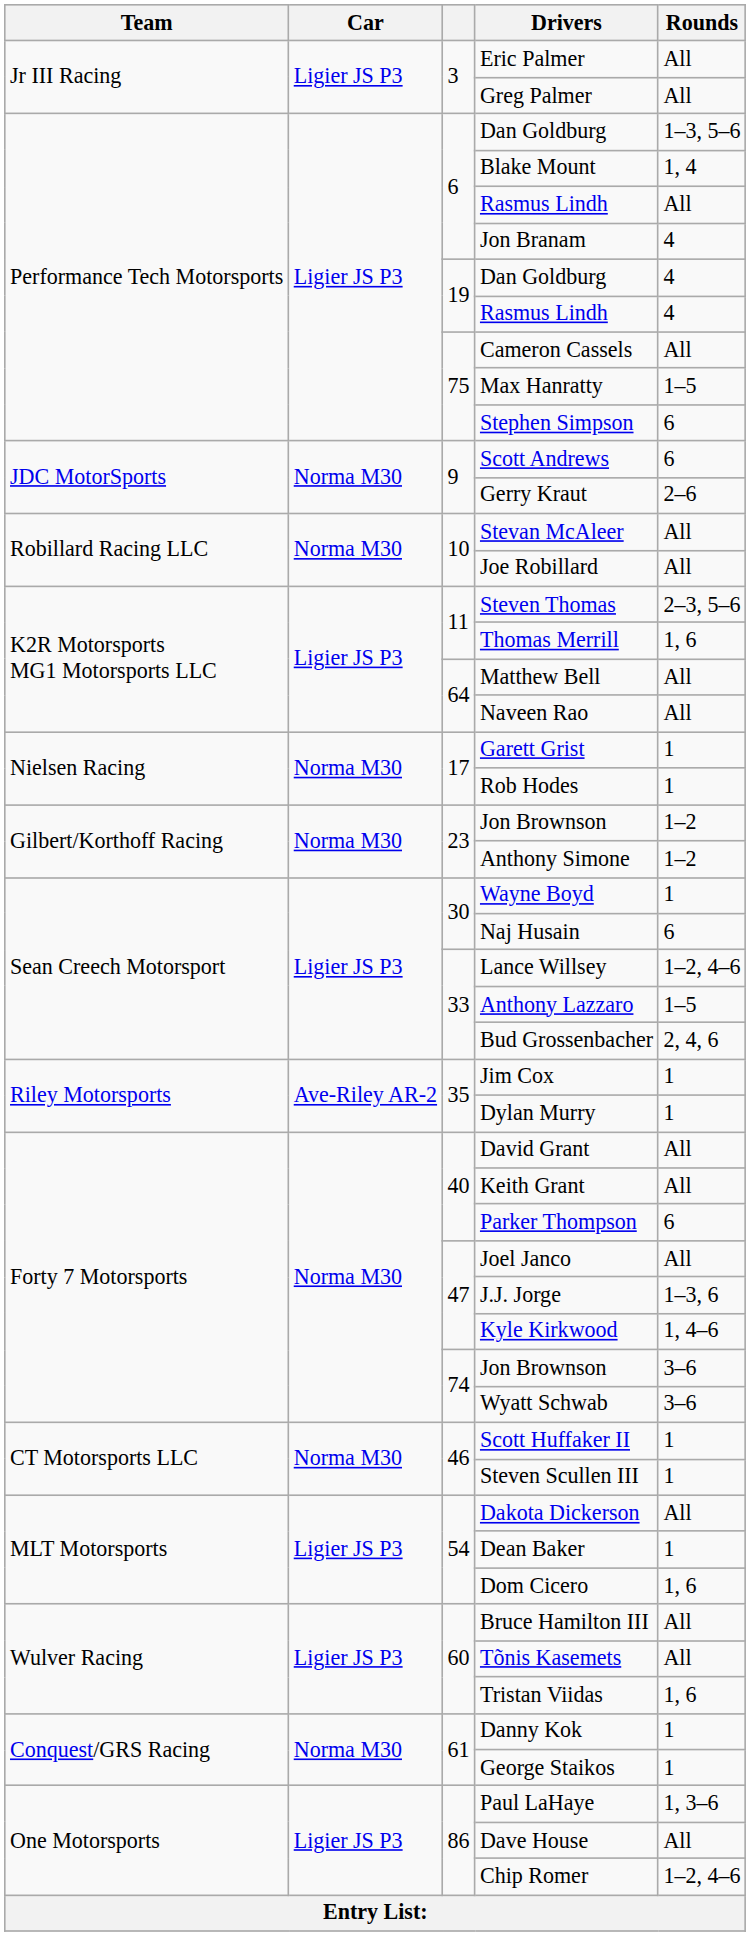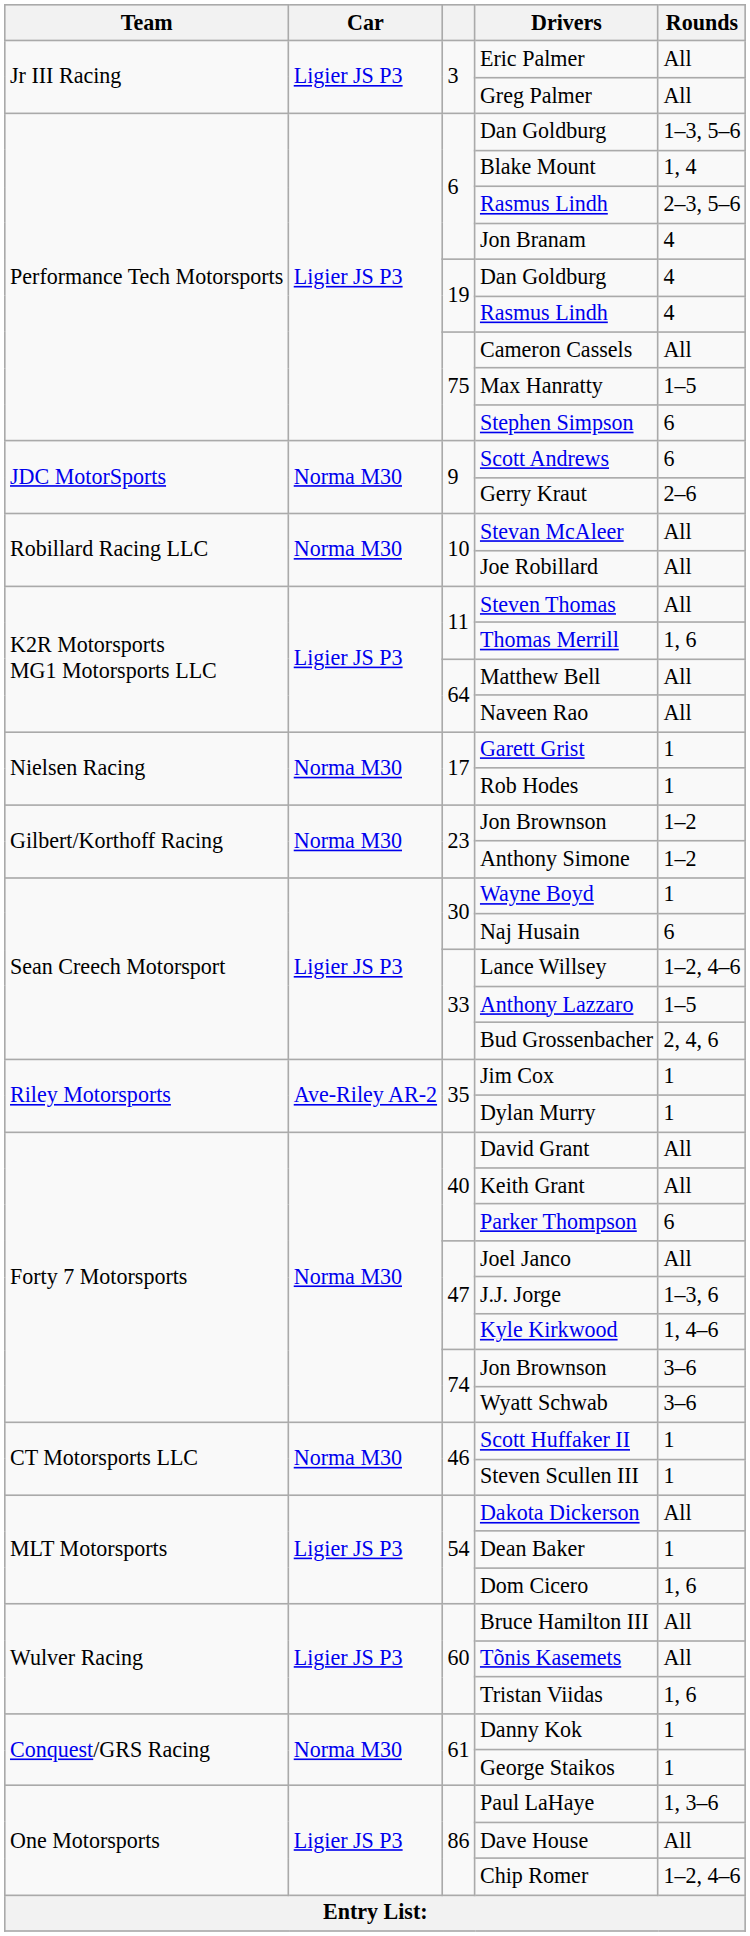(678, 204) All -> (702, 204) 2–3, 5–6
(702, 603) 2–3, 5–6 -> (678, 603) All
